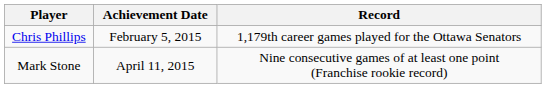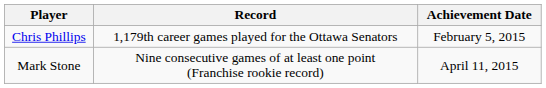columns swapped: (379, 15) <-> (155, 15)
